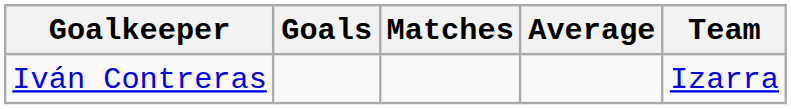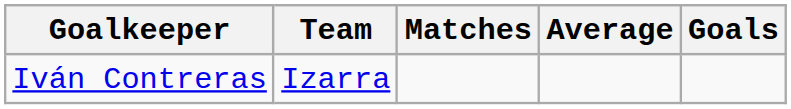columns swapped: (327, 30) <-> (724, 30)
